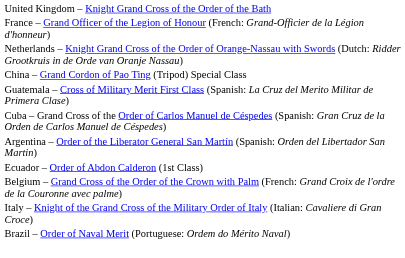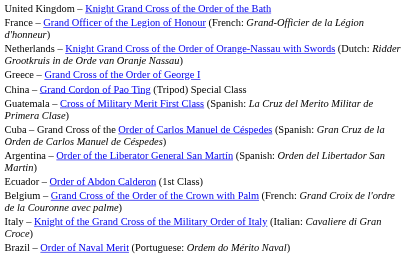+ row: (102, 75)
